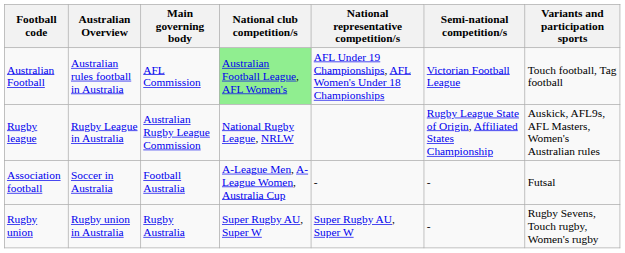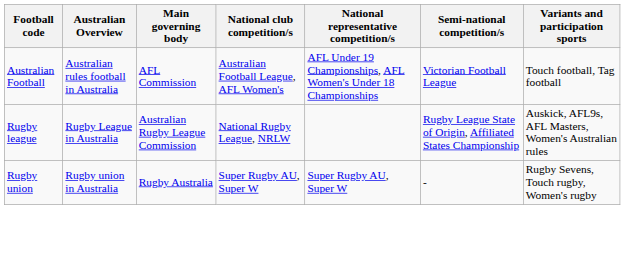(260, 76) lightgreen background -> (257, 76) no background
- row: (34, 182)
